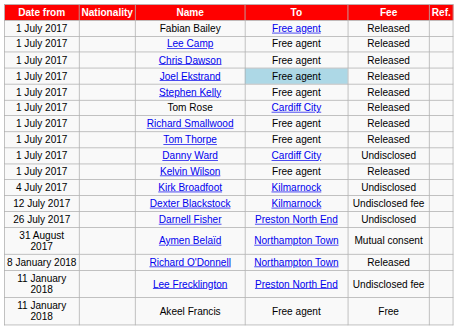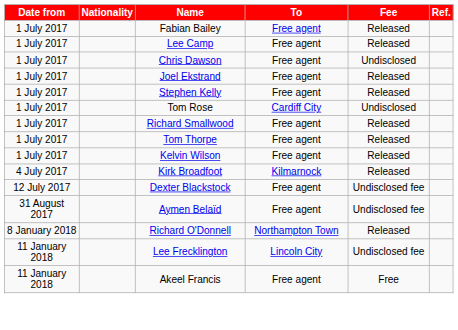(389, 60) Released -> (389, 60) Undisclosed
(296, 76) lightblue background -> (296, 76) no background
(389, 108) Released -> (389, 108) Undisclosed
- row: (190, 156)
(389, 188) Undisclosed -> (389, 172) Released
(296, 204) Kilmarnock -> (296, 188) Free agent
- row: (190, 220)
(296, 241) Northampton Town -> (296, 209) Free agent
(389, 241) Mutual consent -> (389, 209) Undisclosed fee
(296, 284) Preston North End -> (296, 252) Lincoln City
